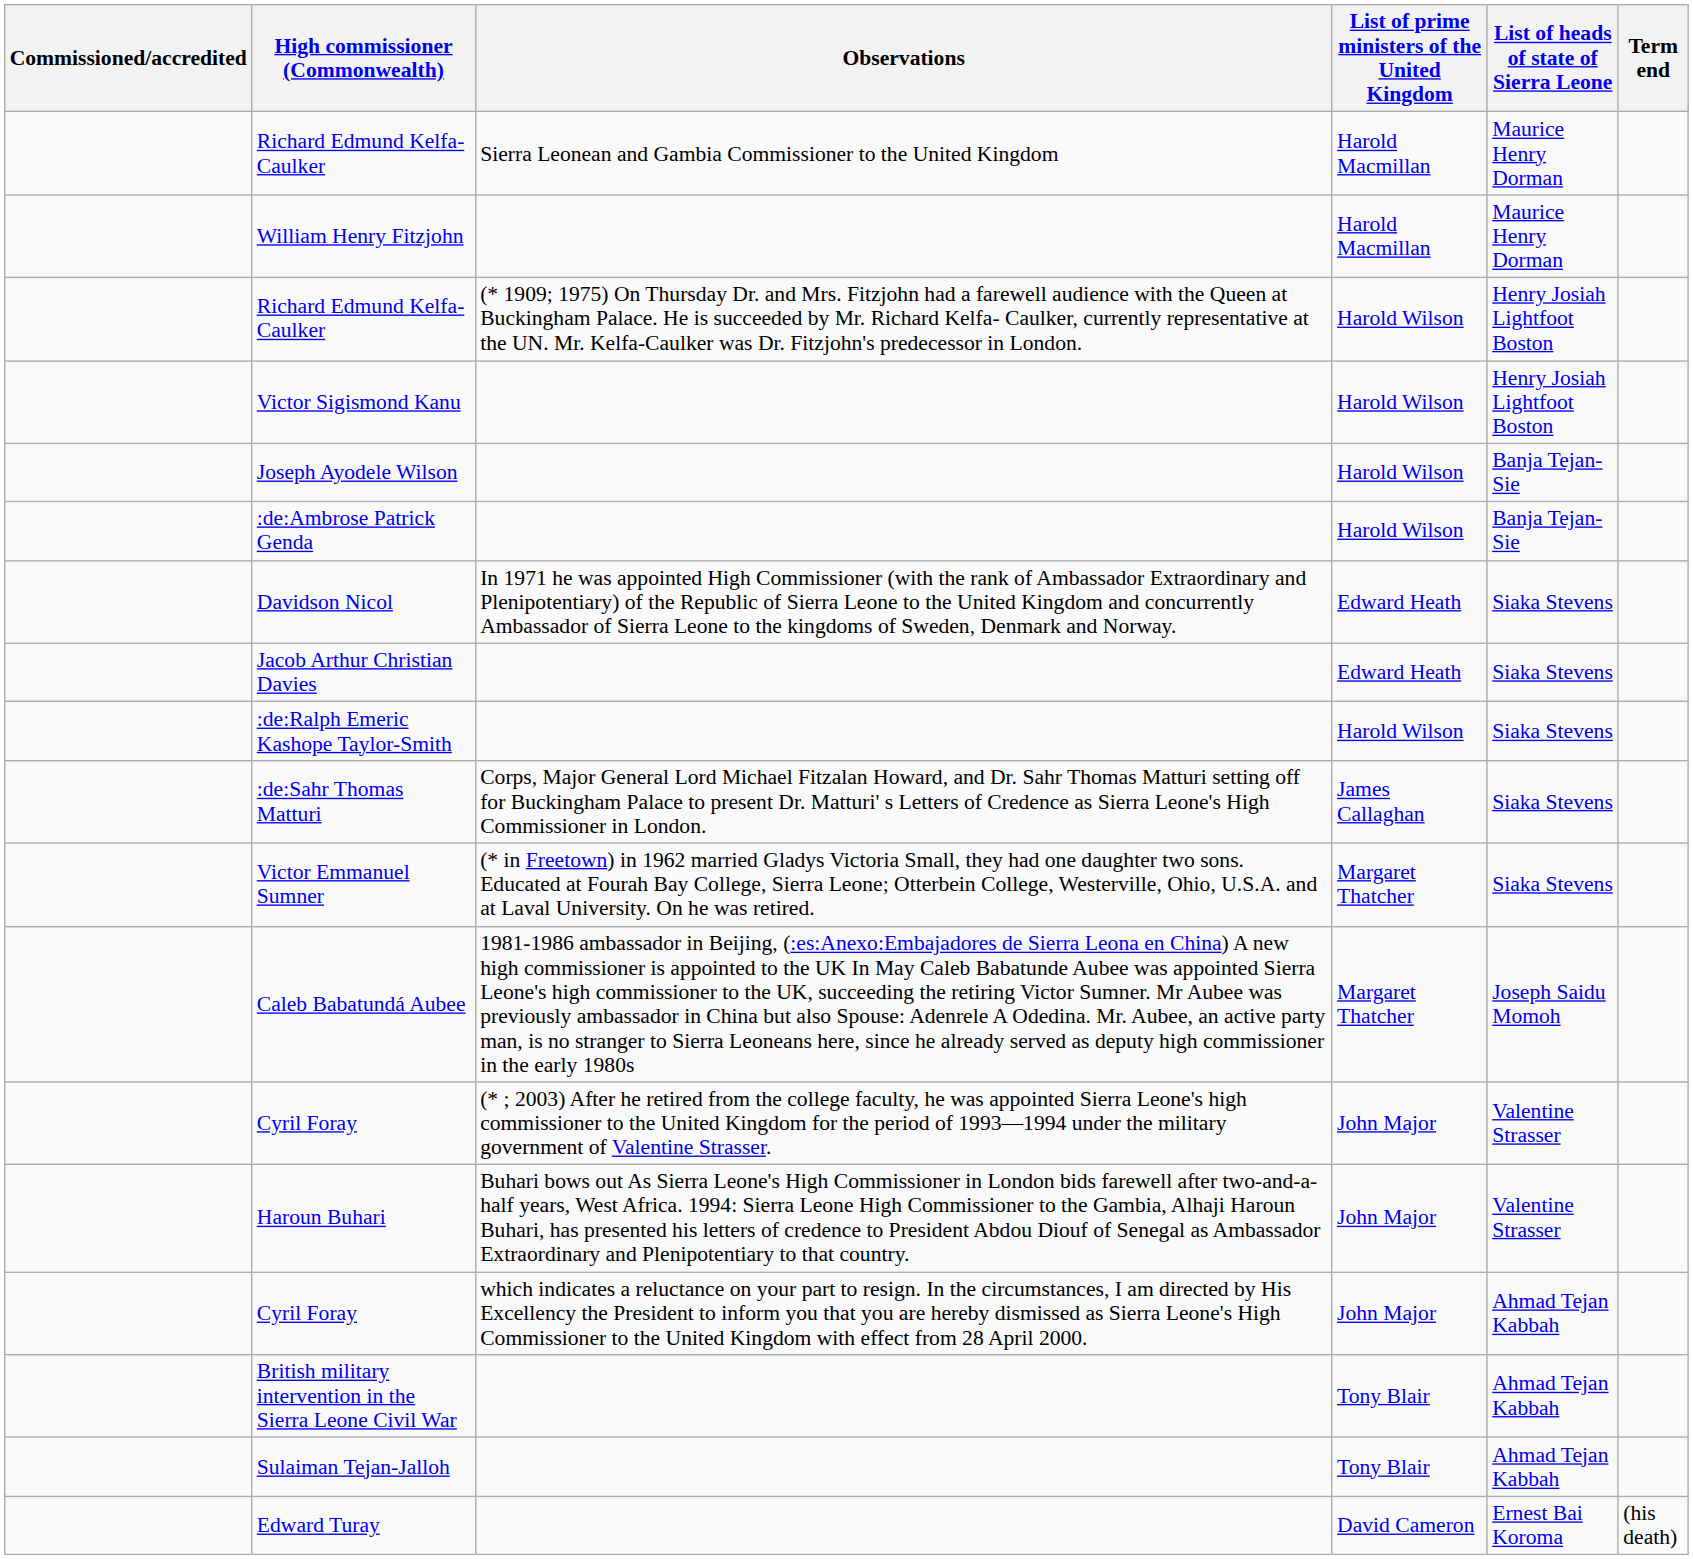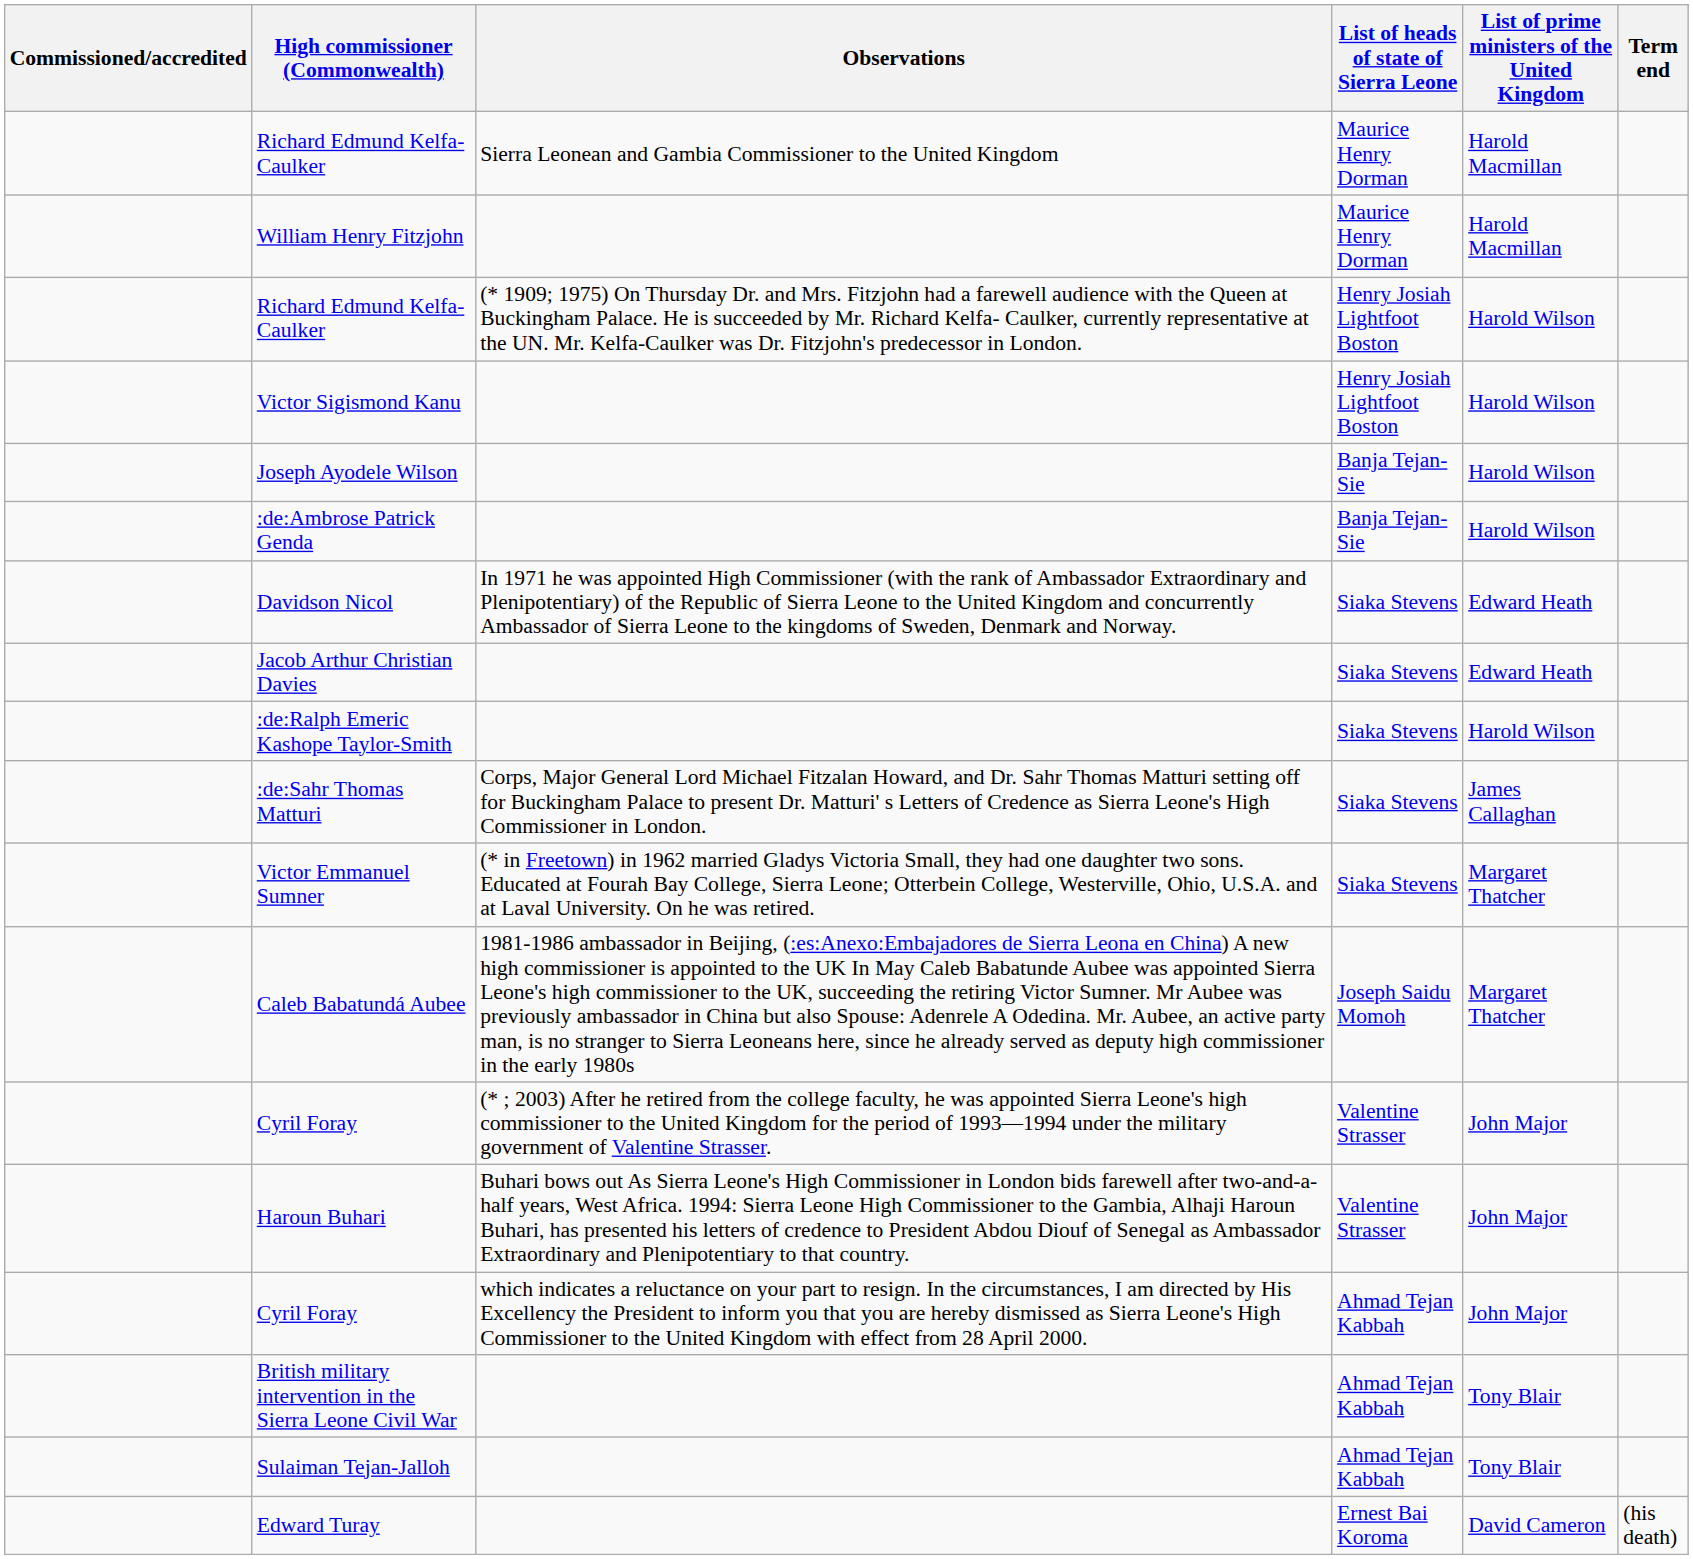columns swapped: (1553, 58) <-> (1410, 58)
